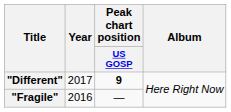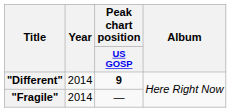(80, 80) 2017 -> (80, 80) 2014
(80, 98) 2016 -> (80, 98) 2014
